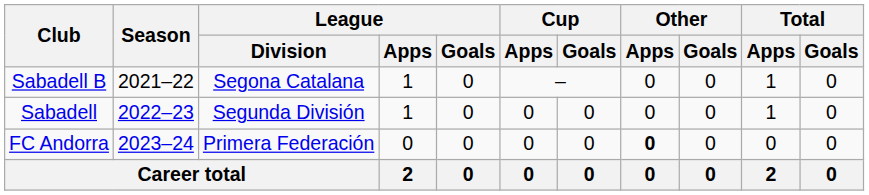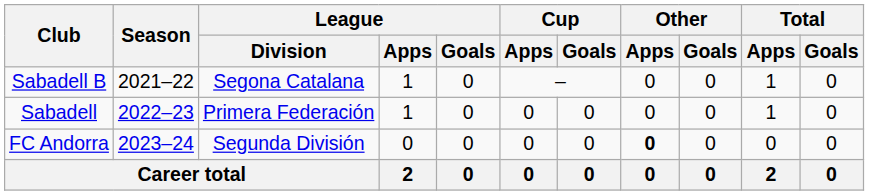(289, 112) Segunda División -> (289, 112) Primera Federación
(289, 143) Primera Federación -> (289, 143) Segunda División
